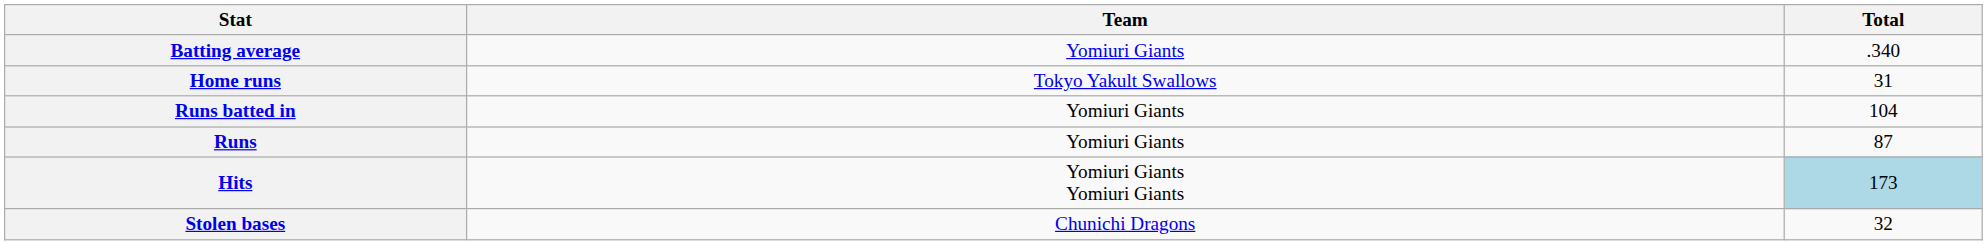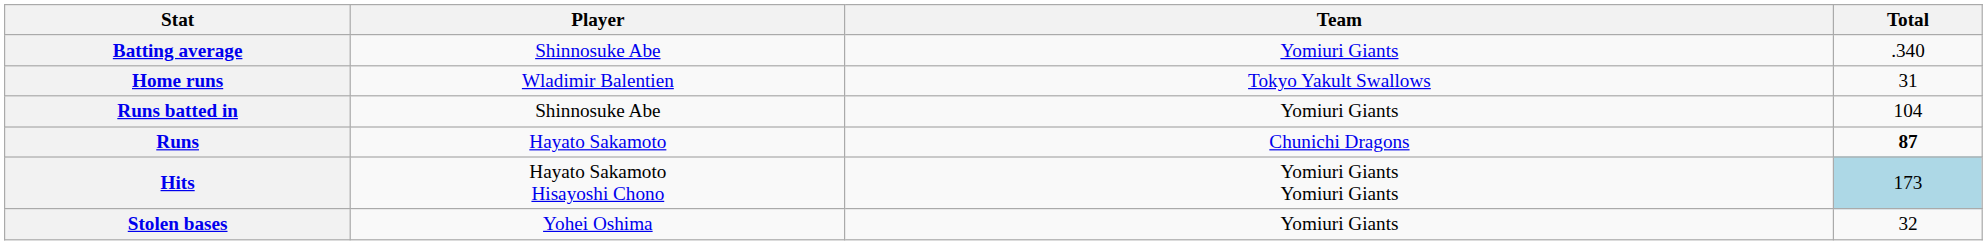+ column: (598, 19)
(1125, 141) Yomiuri Giants -> (1339, 141) Chunichi Dragons
(1883, 141) normal -> (1908, 141) bold
(1125, 224) Chunichi Dragons -> (1339, 224) Yomiuri Giants
